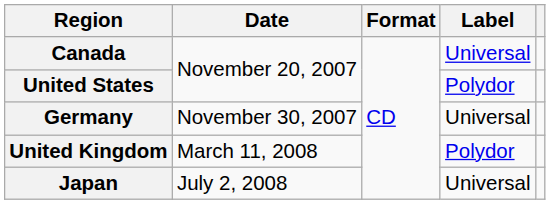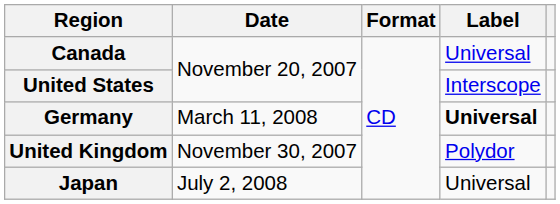(480, 85) Polydor -> (493, 85) Interscope
(267, 118) November 30, 2007 -> (247, 118) March 11, 2008
(488, 118) normal -> (491, 118) bold
(247, 150) March 11, 2008 -> (267, 150) November 30, 2007
